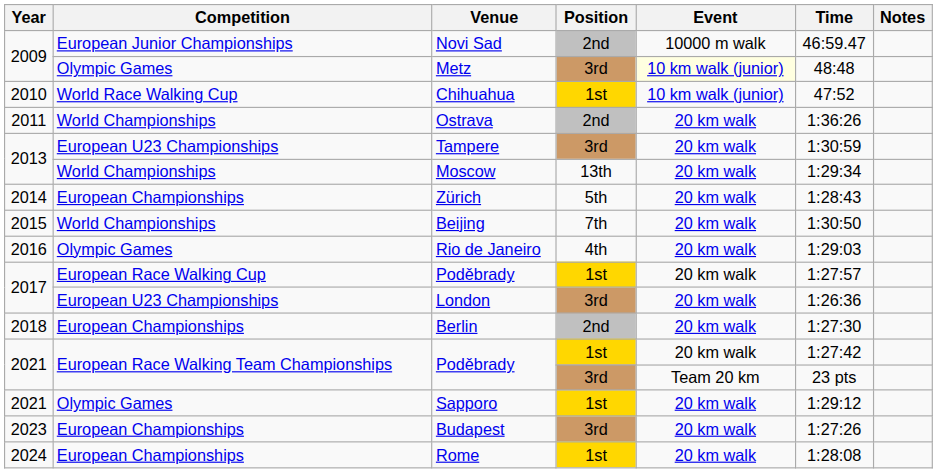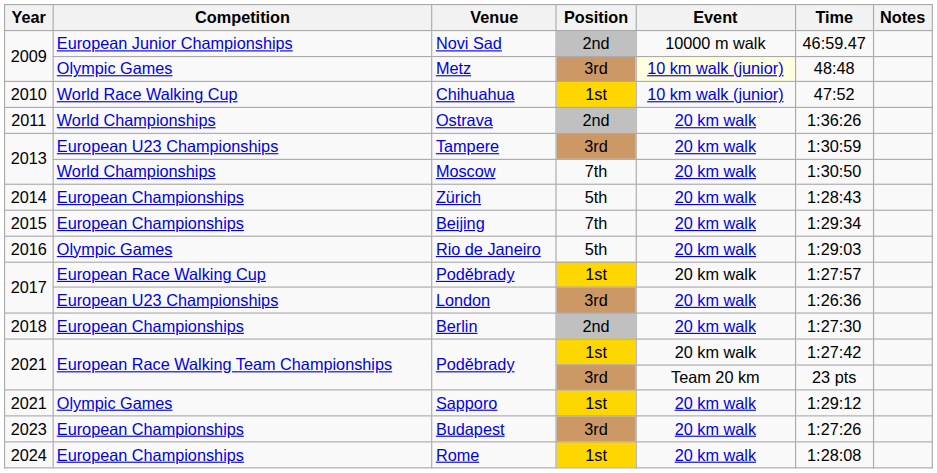(596, 172) 13th -> (596, 172) 7th
(834, 172) 1:29:34 -> (834, 172) 1:30:50
(136, 223) World Championships -> (150, 223) European Championships
(834, 223) 1:30:50 -> (834, 223) 1:29:34
(596, 249) 4th -> (596, 249) 5th
